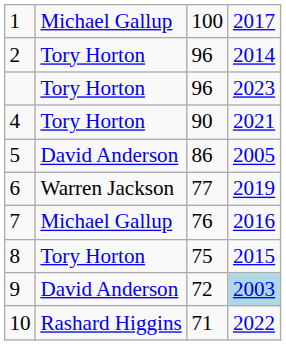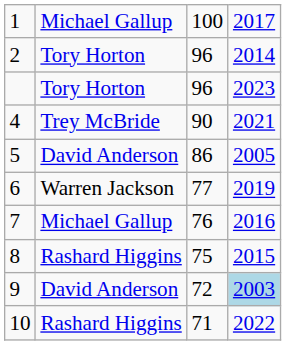(93, 121) Tory Horton -> (100, 121) Trey McBride
(93, 255) Tory Horton -> (111, 255) Rashard Higgins
